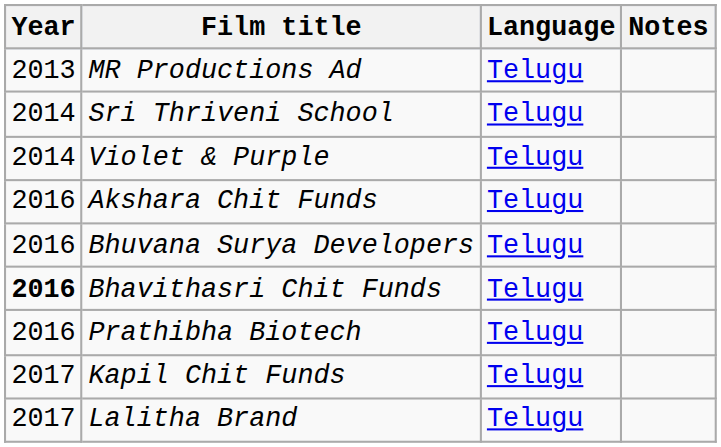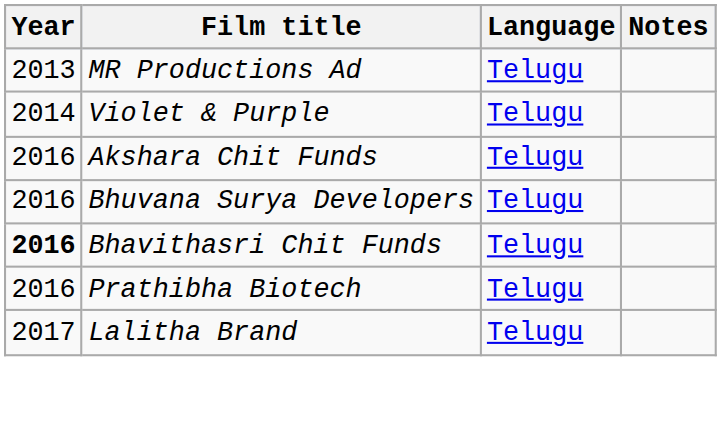- row: (241, 114)
- row: (217, 376)
